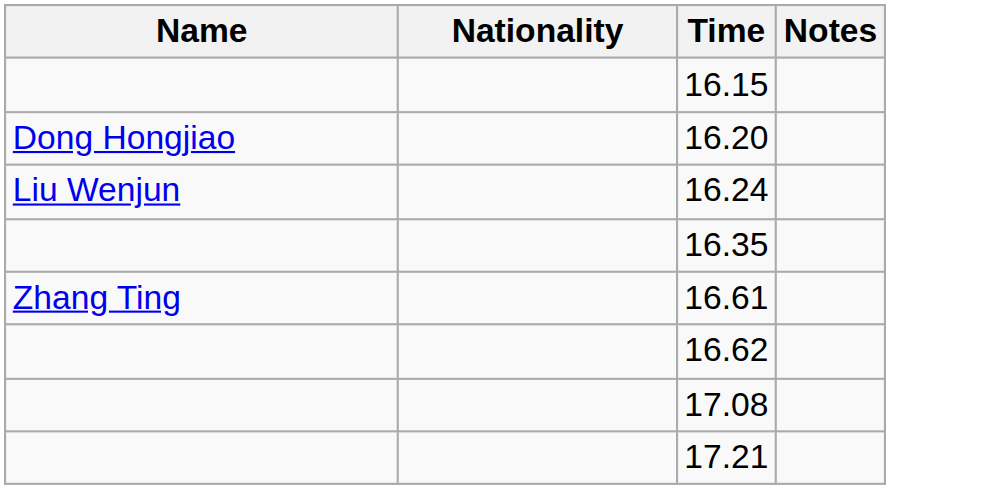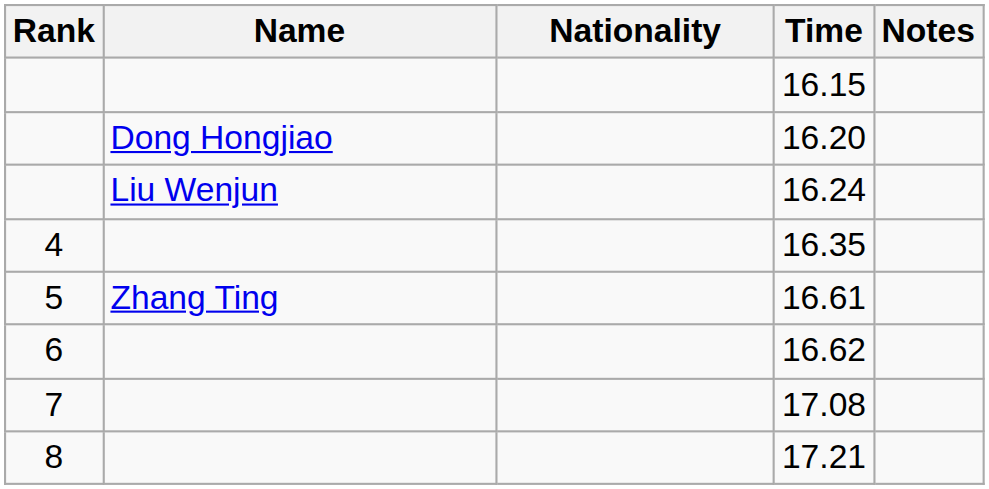+ column: (54, 31)
